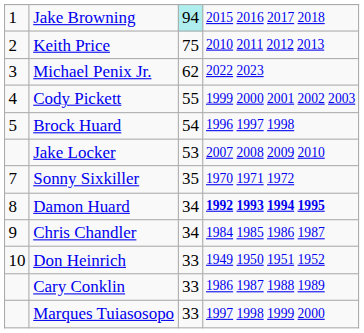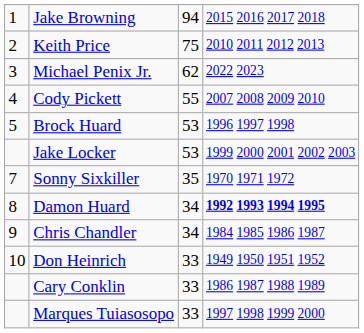(190, 17) paleturquoise background -> (190, 17) no background
(281, 98) 1999 2000 2001 2002 2003 -> (265, 98) 2007 2008 2009 2010
(190, 125) 54 -> (190, 125) 53
(265, 152) 2007 2008 2009 2010 -> (281, 152) 1999 2000 2001 2002 2003
